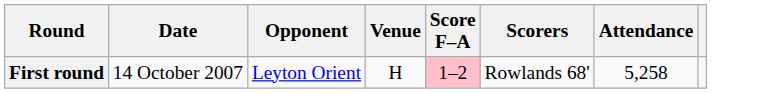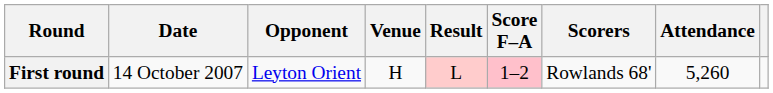+ column: (456, 30)
(646, 72) 5,258 -> (708, 72) 5,260
